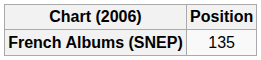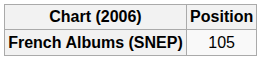(222, 42) 135 -> (222, 42) 105
